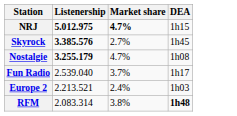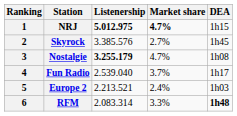+ column: (24, 12)
(74, 42) bold -> (113, 42) normal
(120, 103) 3.8% -> (160, 103) 3.3%
